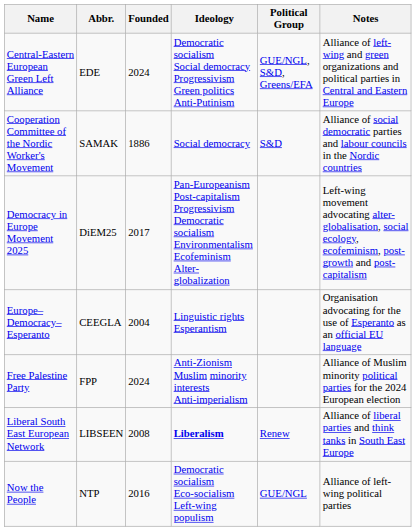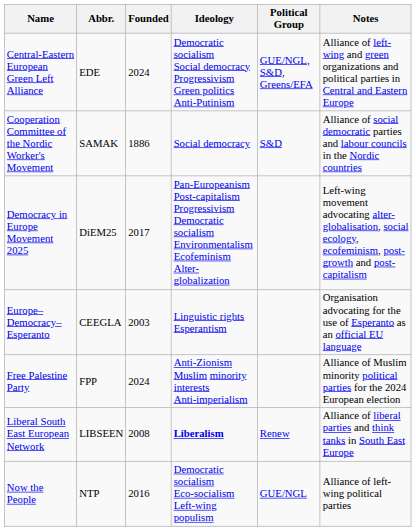(139, 322) 2004 -> (139, 322) 2003
